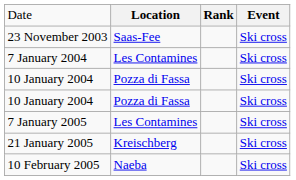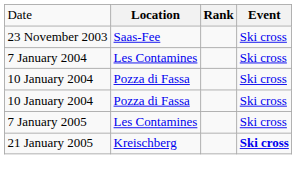(263, 143) normal -> (264, 143) bold
- row: (54, 165)
